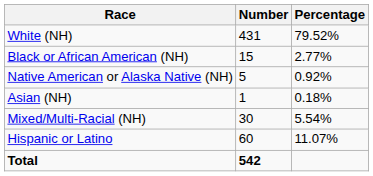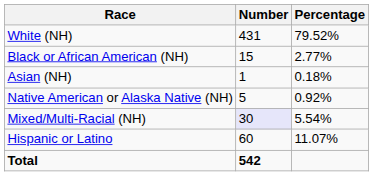rows swapped: (120, 77) <-> (40, 98)
(246, 118) no background -> (246, 118) lavender background
